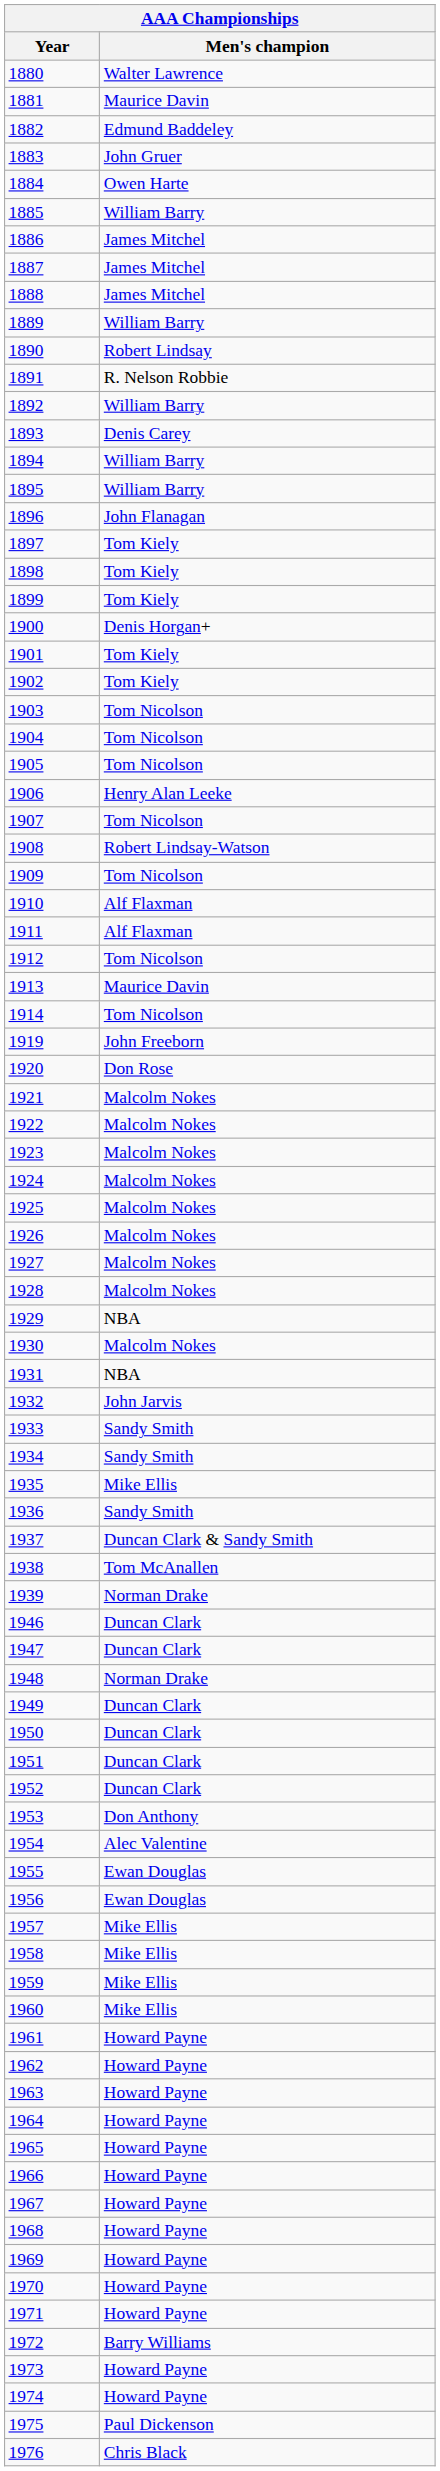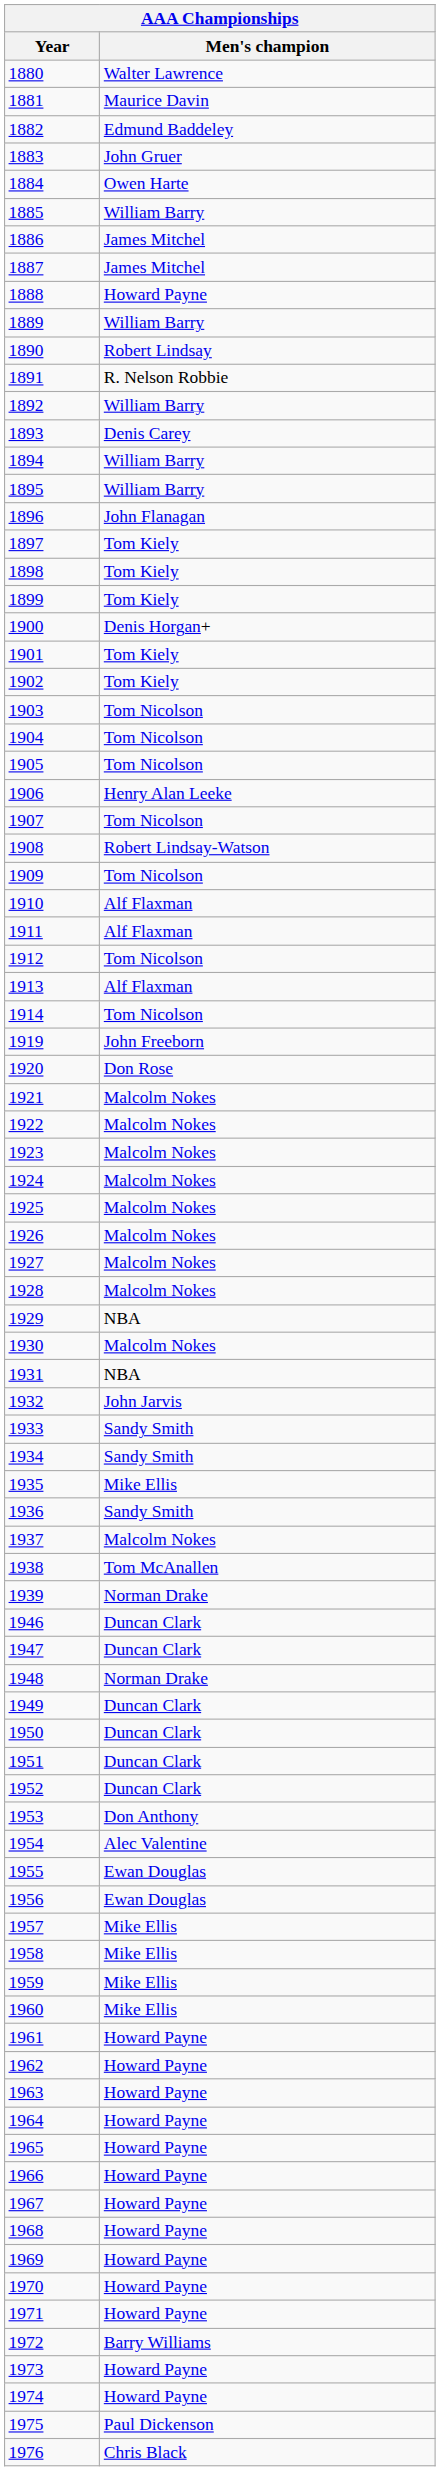(154, 294) James Mitchel -> (155, 294) Howard Payne
(156, 986) Maurice Davin -> (148, 986) Alf Flaxman
(208, 1539) Duncan Clark & Sandy Smith -> (160, 1539) Malcolm Nokes
